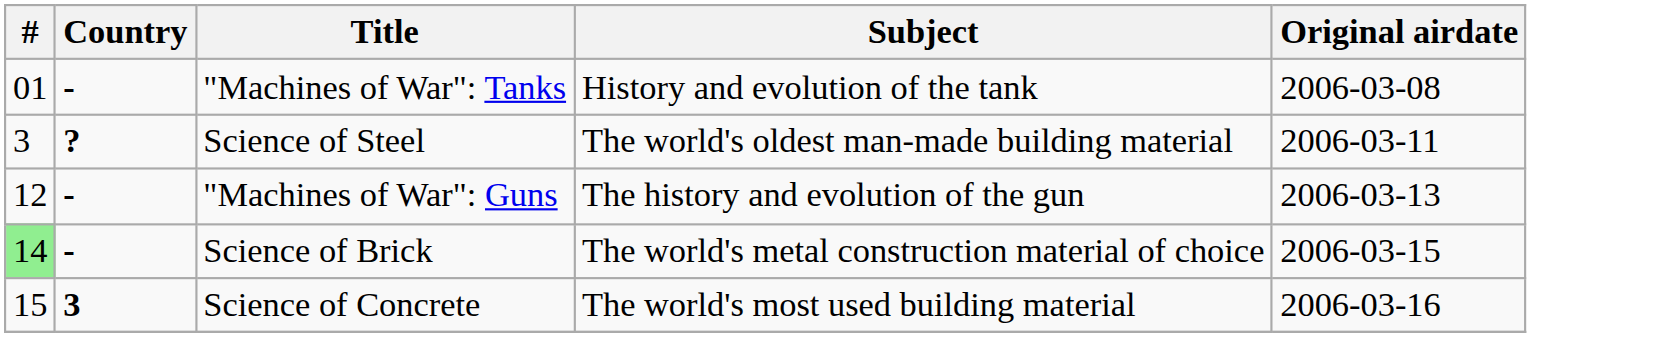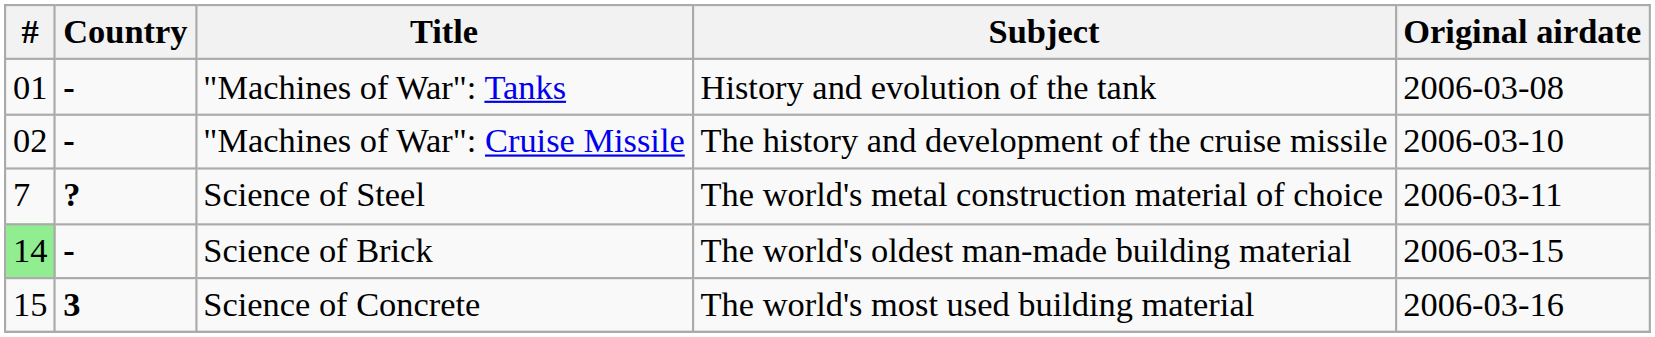+ row: (444, 140)
(22, 140) 3 -> (22, 195) 7
(907, 140) The world's oldest man-made building material -> (1042, 195) The world's metal construction material of choice
- row: (380, 195)
(923, 250) The world's metal construction material of choice -> (1026, 250) The world's oldest man-made building material
